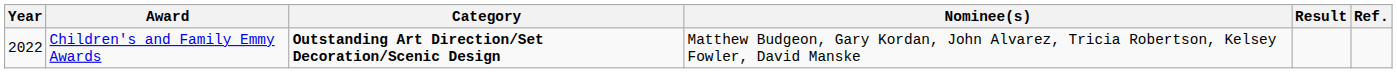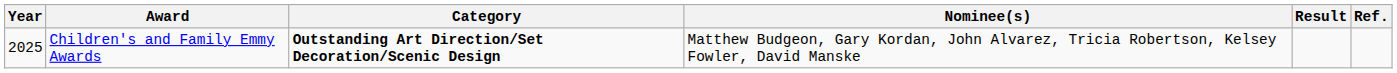(25, 48) 2022 -> (25, 48) 2025
